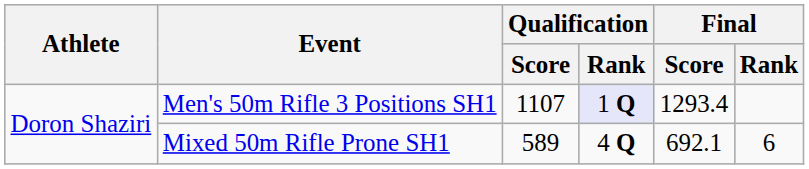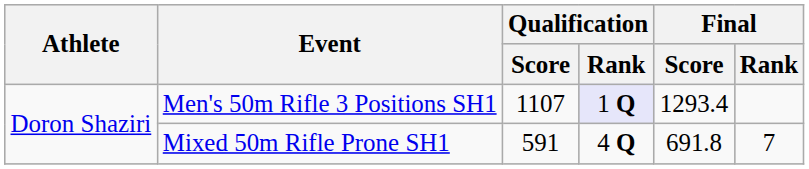(540, 143) 589 -> (540, 143) 591
(694, 143) 692.1 -> (694, 143) 691.8
(769, 143) 6 -> (769, 143) 7
